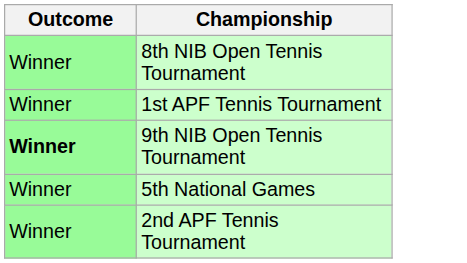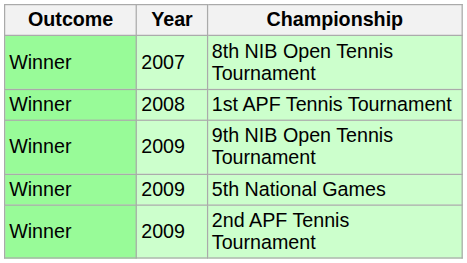+ column: (172, 20)
(42, 146) bold -> (40, 146) normal
